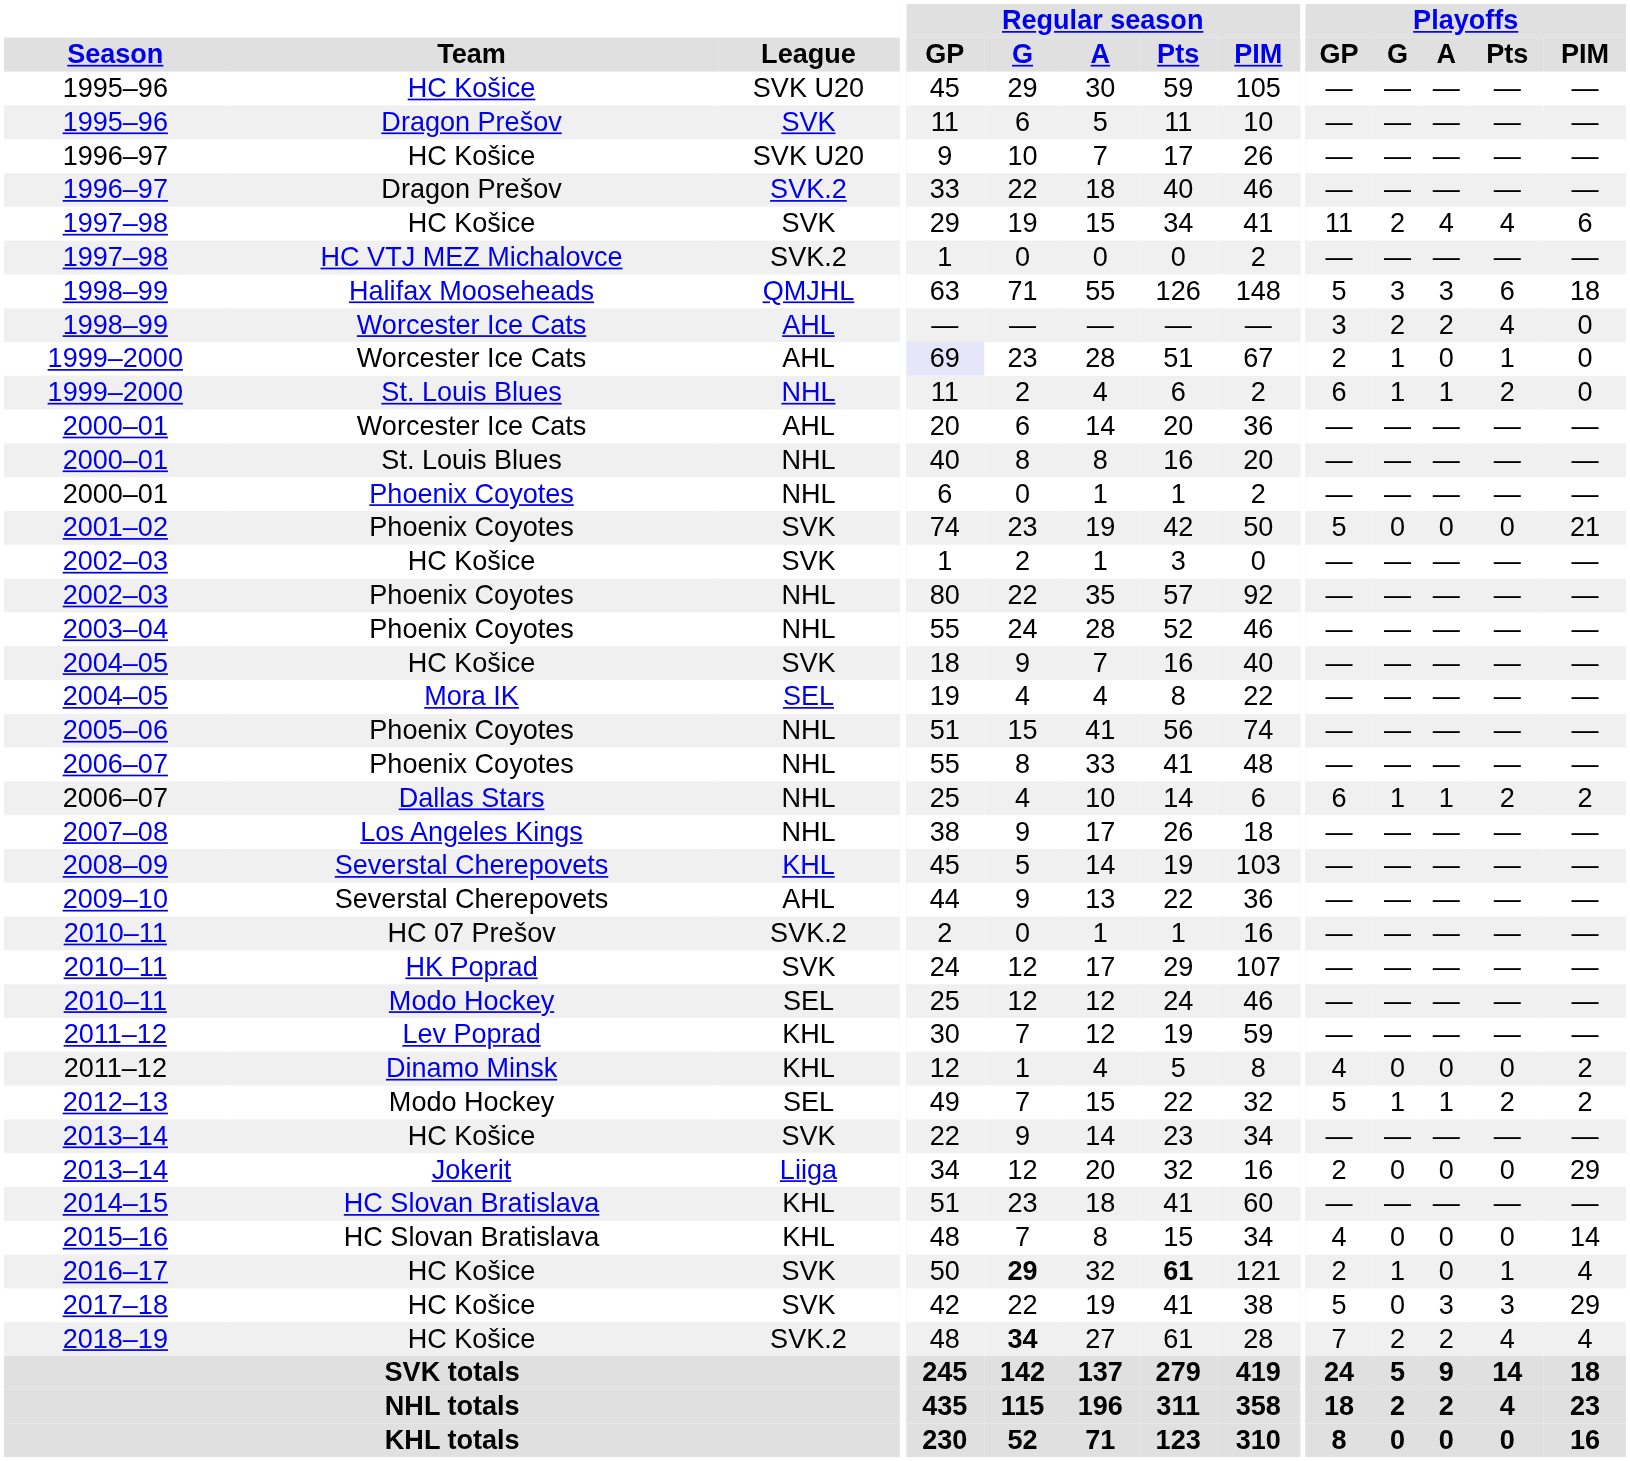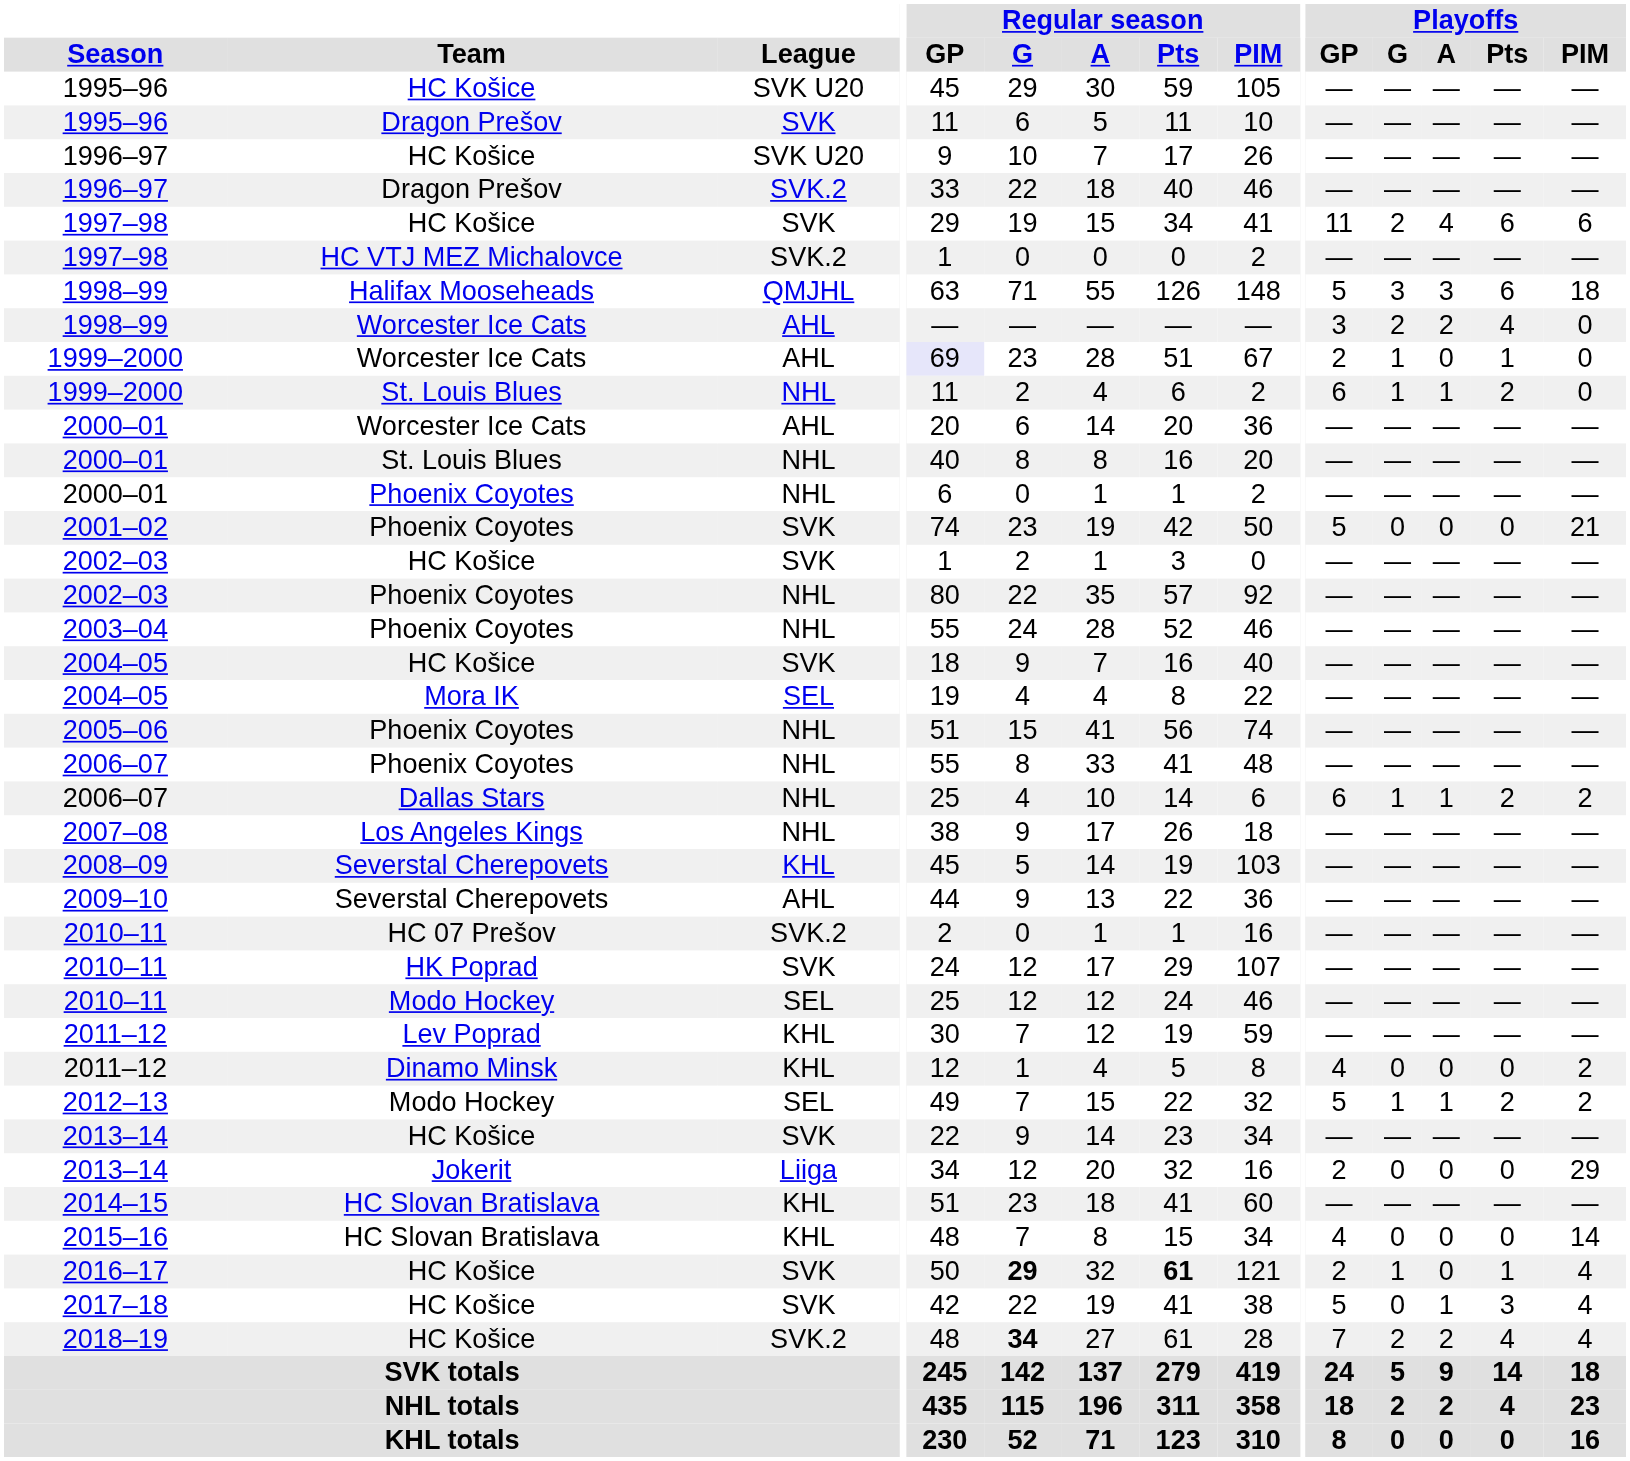(1507, 223) 4 -> (1507, 223) 6
(1446, 1304) 3 -> (1446, 1304) 1
(1585, 1304) 29 -> (1585, 1304) 4
